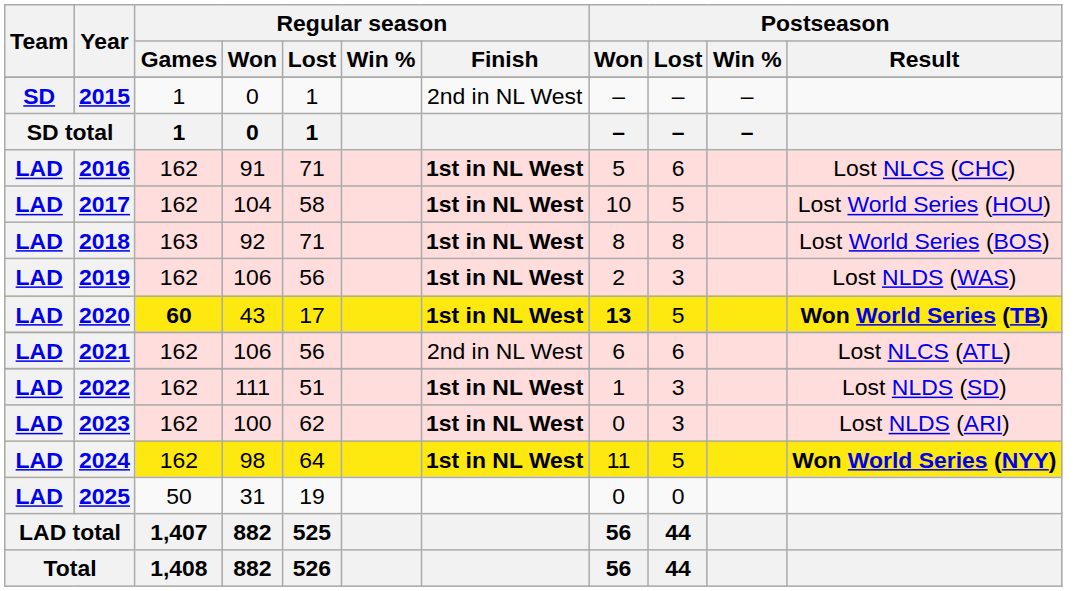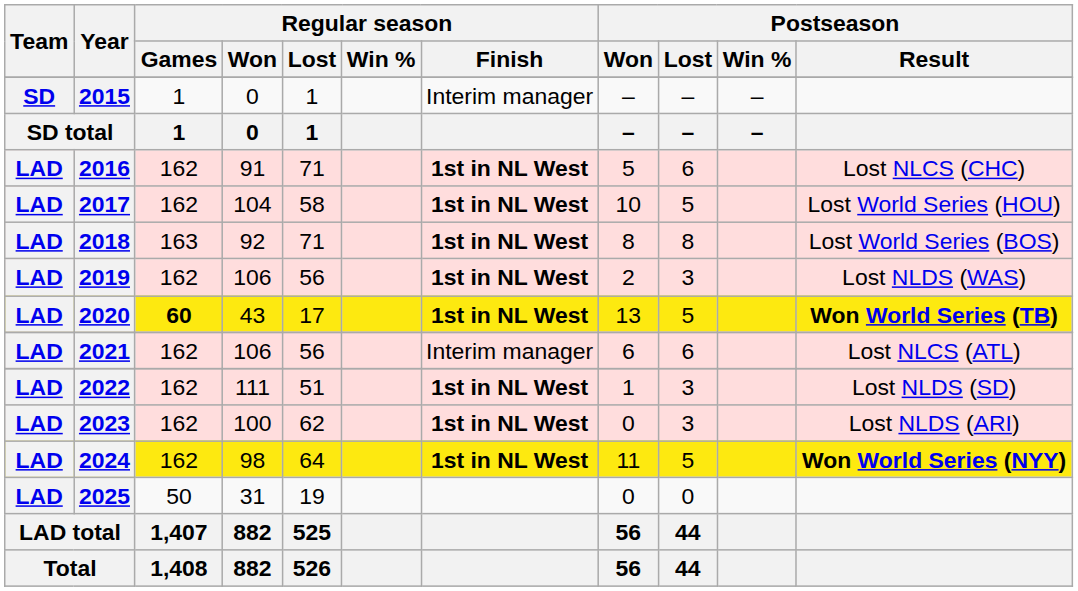(505, 96) 2nd in NL West -> (510, 96) Interim manager
(619, 314) bold -> (628, 314) normal
(505, 350) 2nd in NL West -> (510, 350) Interim manager
